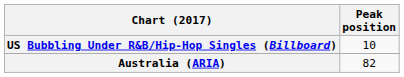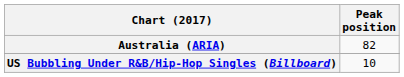rows swapped: (172, 63) <-> (172, 45)
